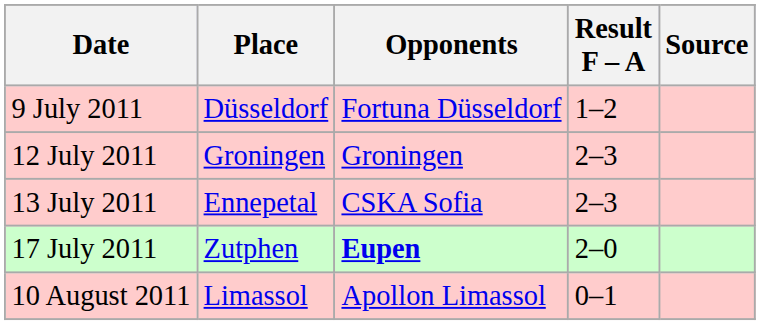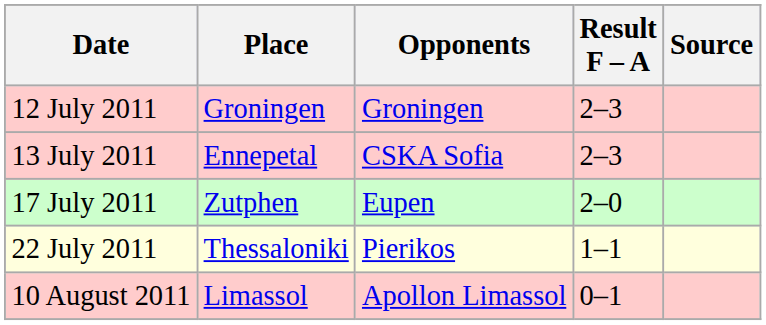- row: (77, 108)
(381, 249) bold -> (398, 202) normal
+ row: (84, 249)
